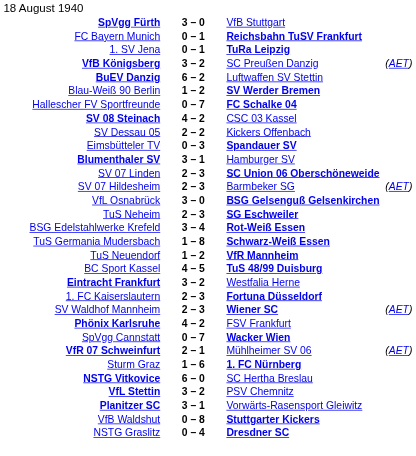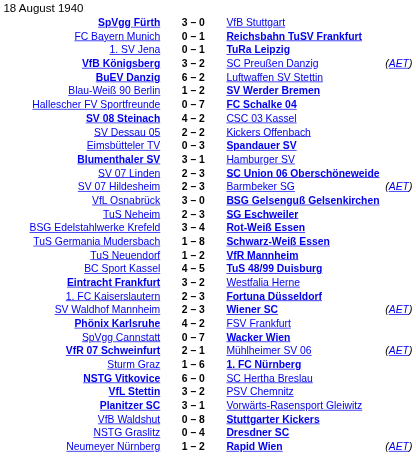+ row: (113, 447)
